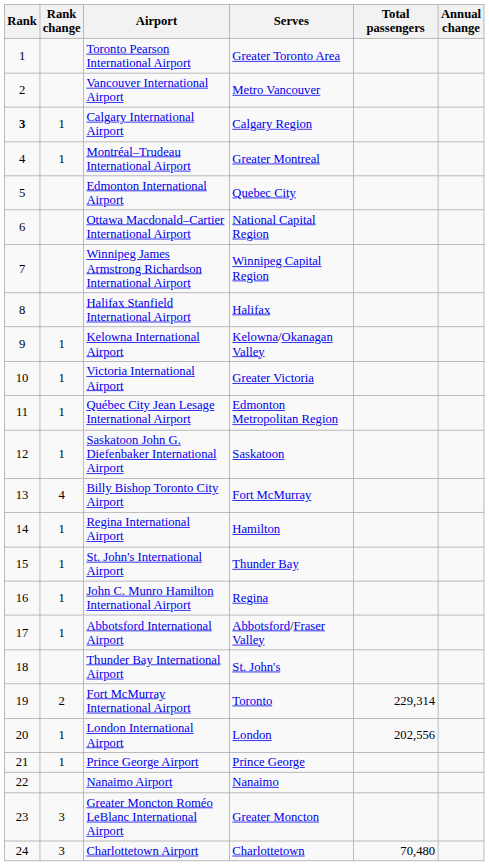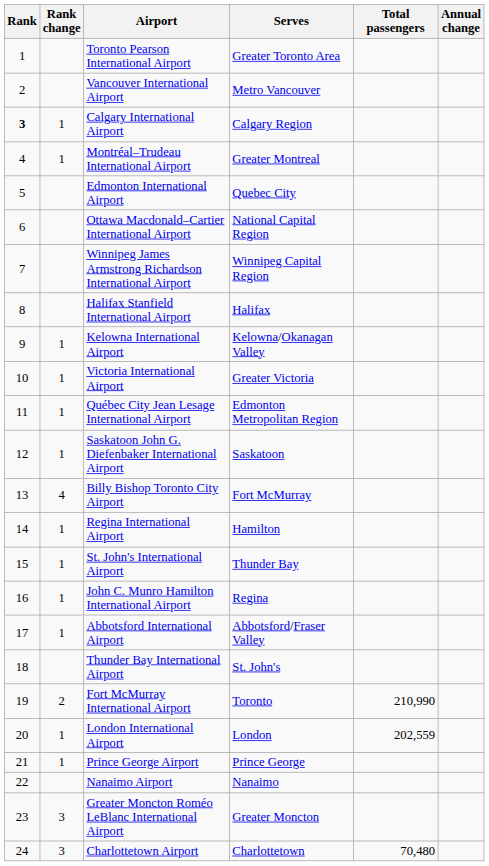(415, 701) 229,314 -> (415, 701) 210,990
(415, 735) 202,556 -> (415, 735) 202,559
